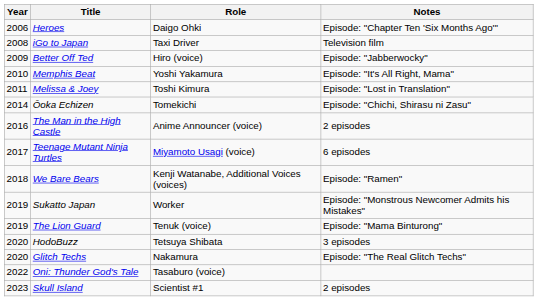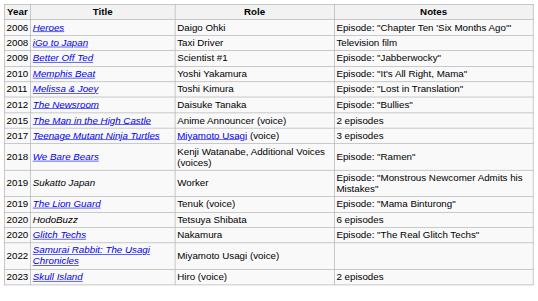(178, 58) Hiro (voice) -> (202, 58) Scientist #1
+ row: (66, 105)
- row: (63, 105)
(17, 126) 2016 -> (17, 120) 2015
(347, 152) 6 episodes -> (360, 136) 3 episodes
(347, 241) 3 episodes -> (360, 219) 6 episodes
+ row: (91, 256)
- row: (86, 272)
(178, 288) Scientist #1 -> (202, 277) Hiro (voice)
